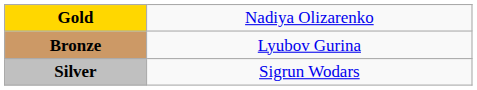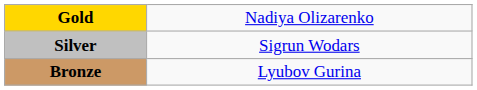rows swapped: (75, 71) <-> (75, 44)
